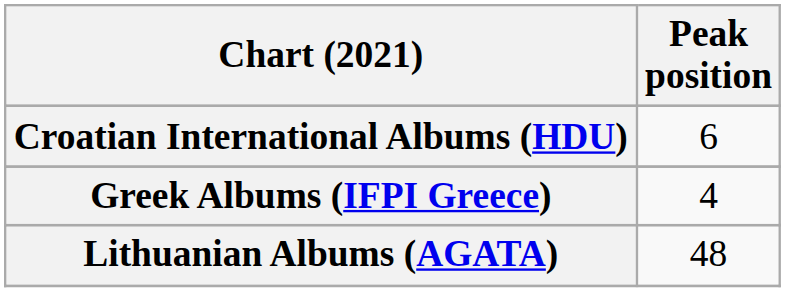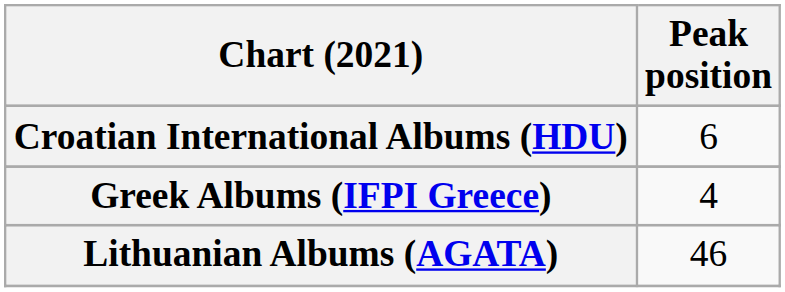(709, 254) 48 -> (709, 254) 46
